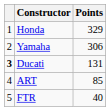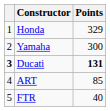(95, 47) 306 -> (95, 47) 300
(95, 64) normal -> (95, 64) bold
